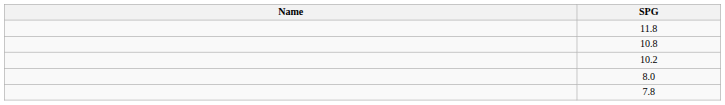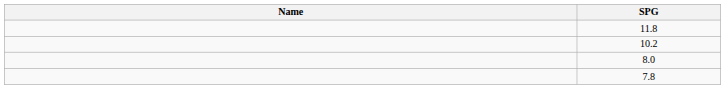- row: (649, 44)
